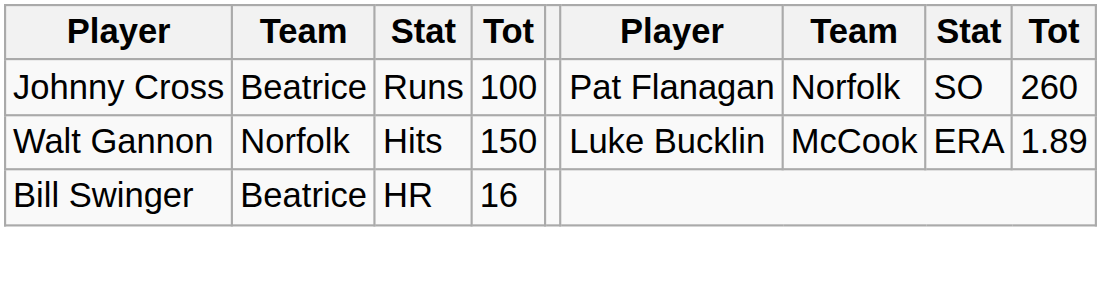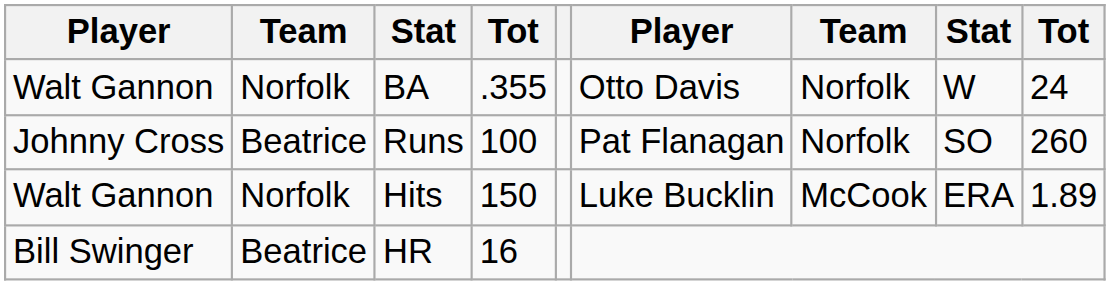+ row: (406, 86)
